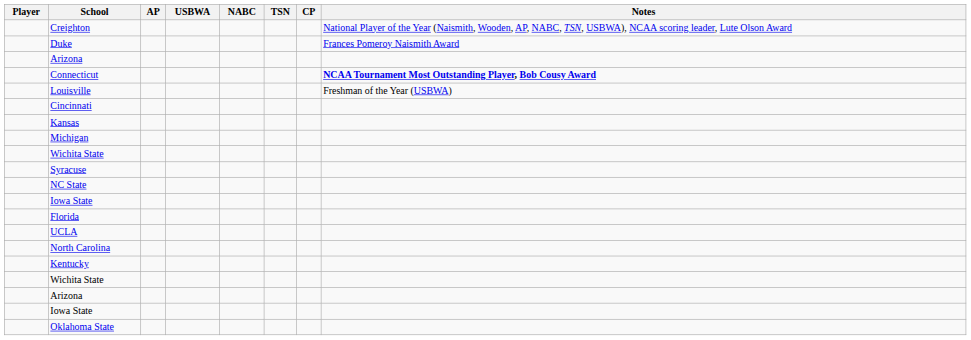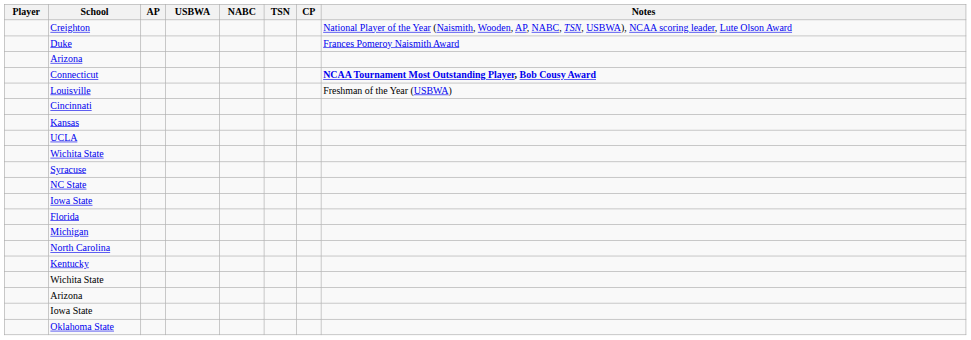rows swapped: (26, 138) <-> (26, 232)
